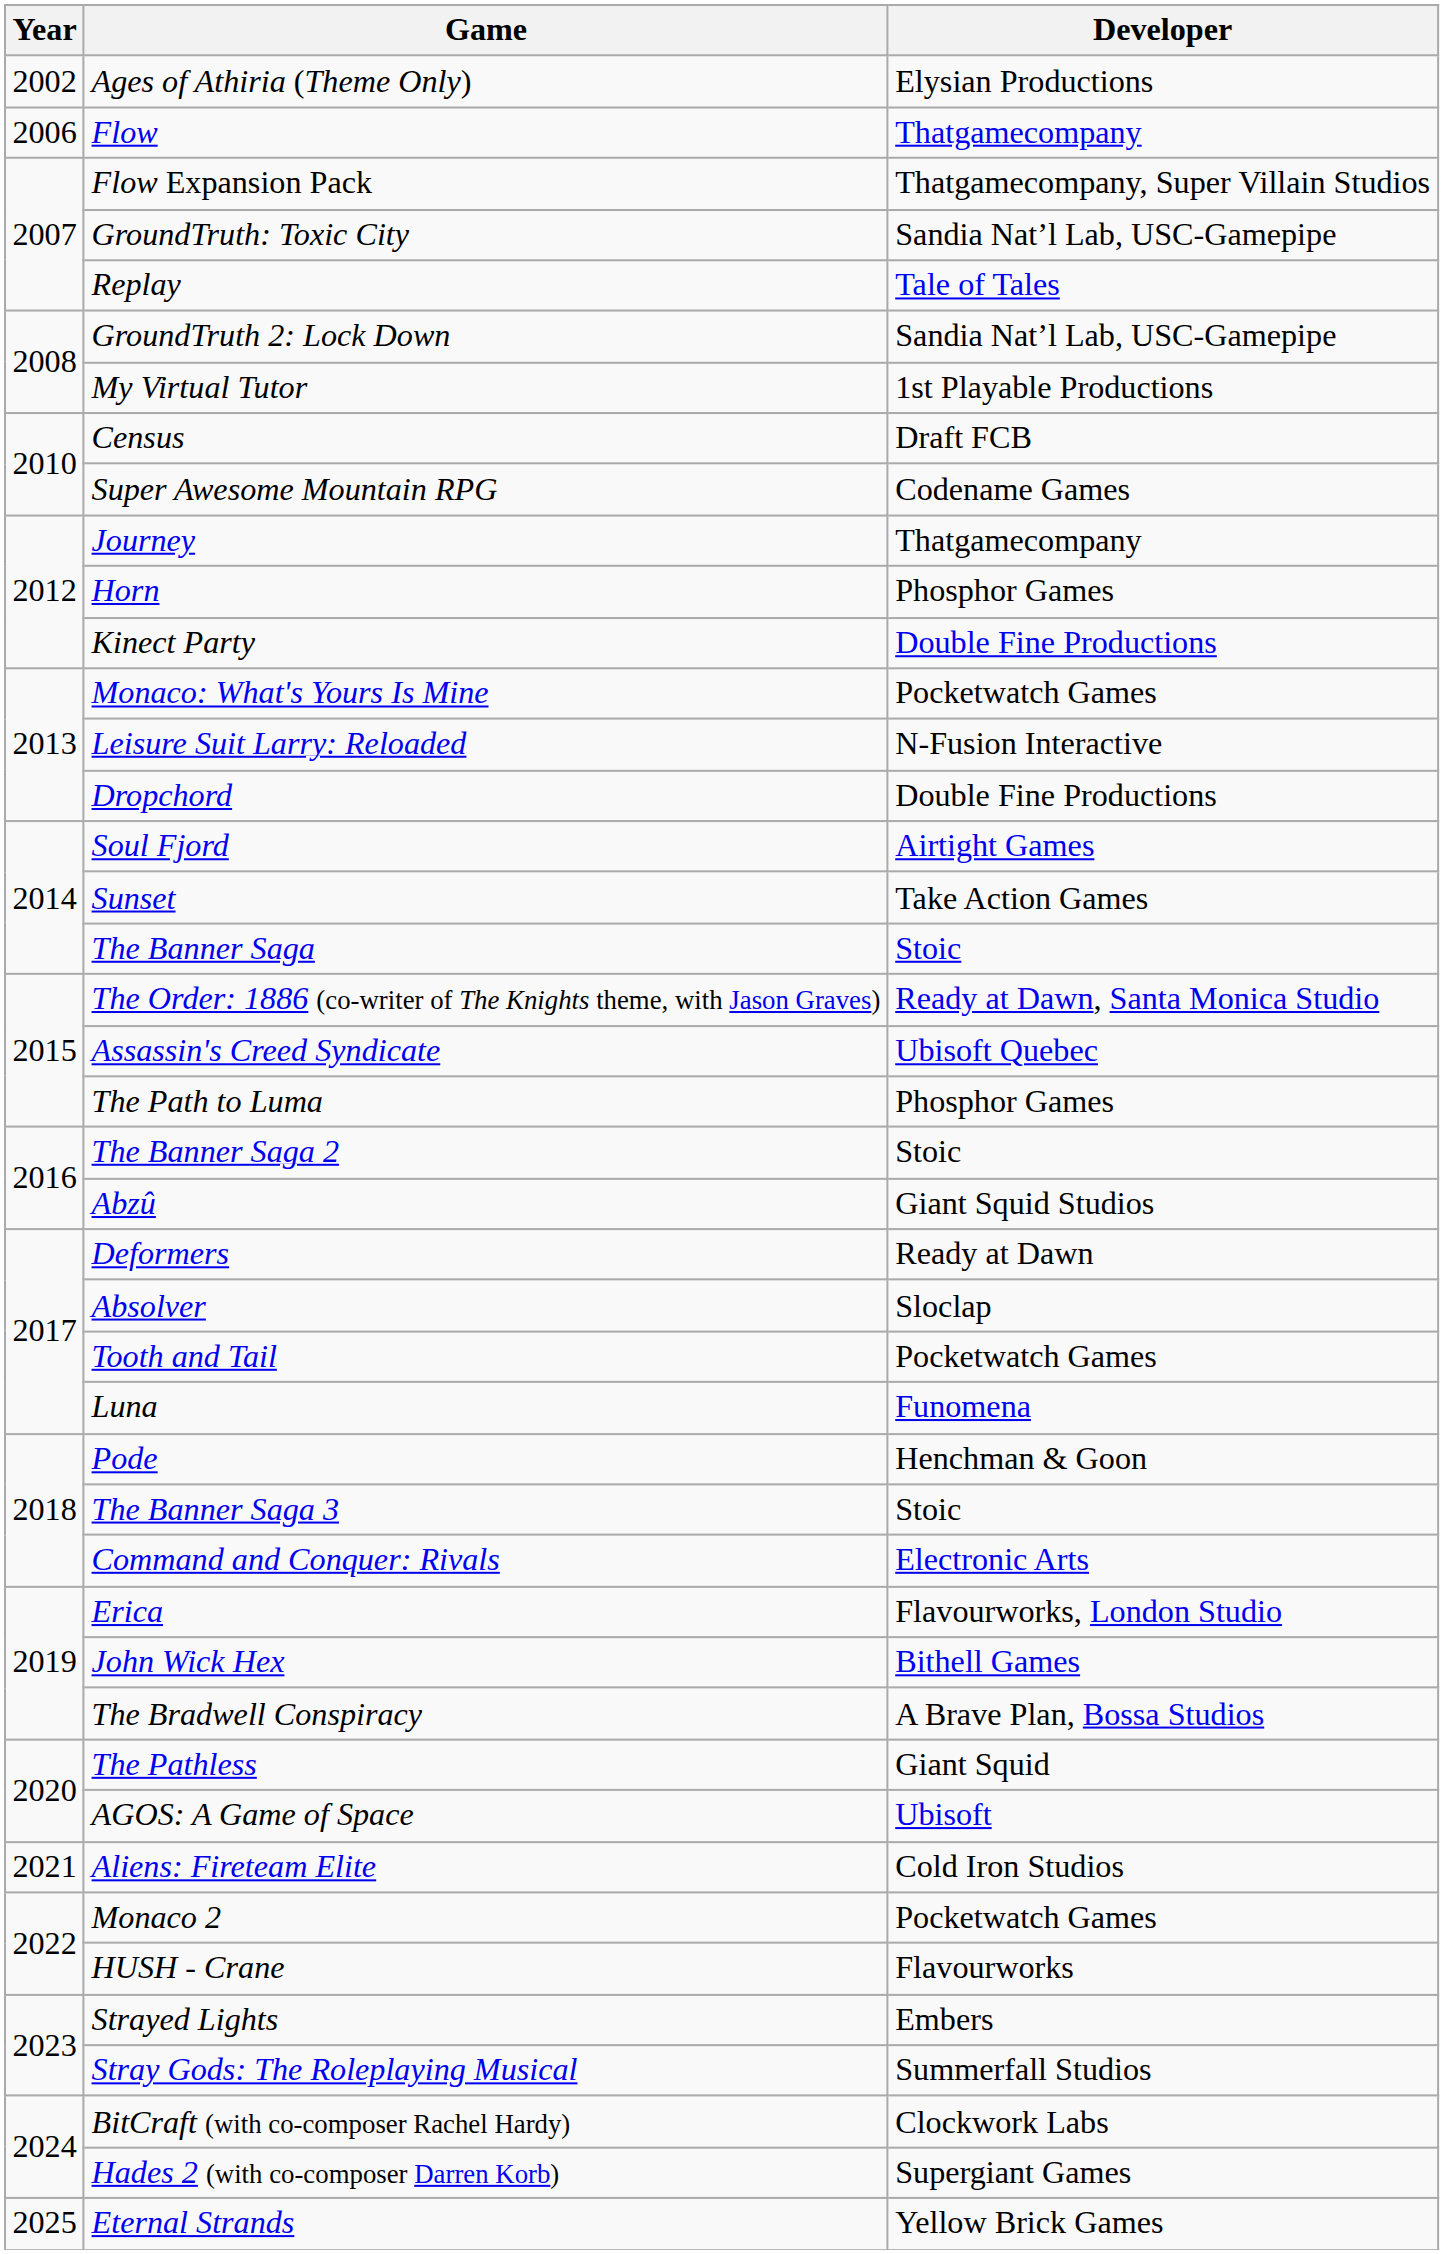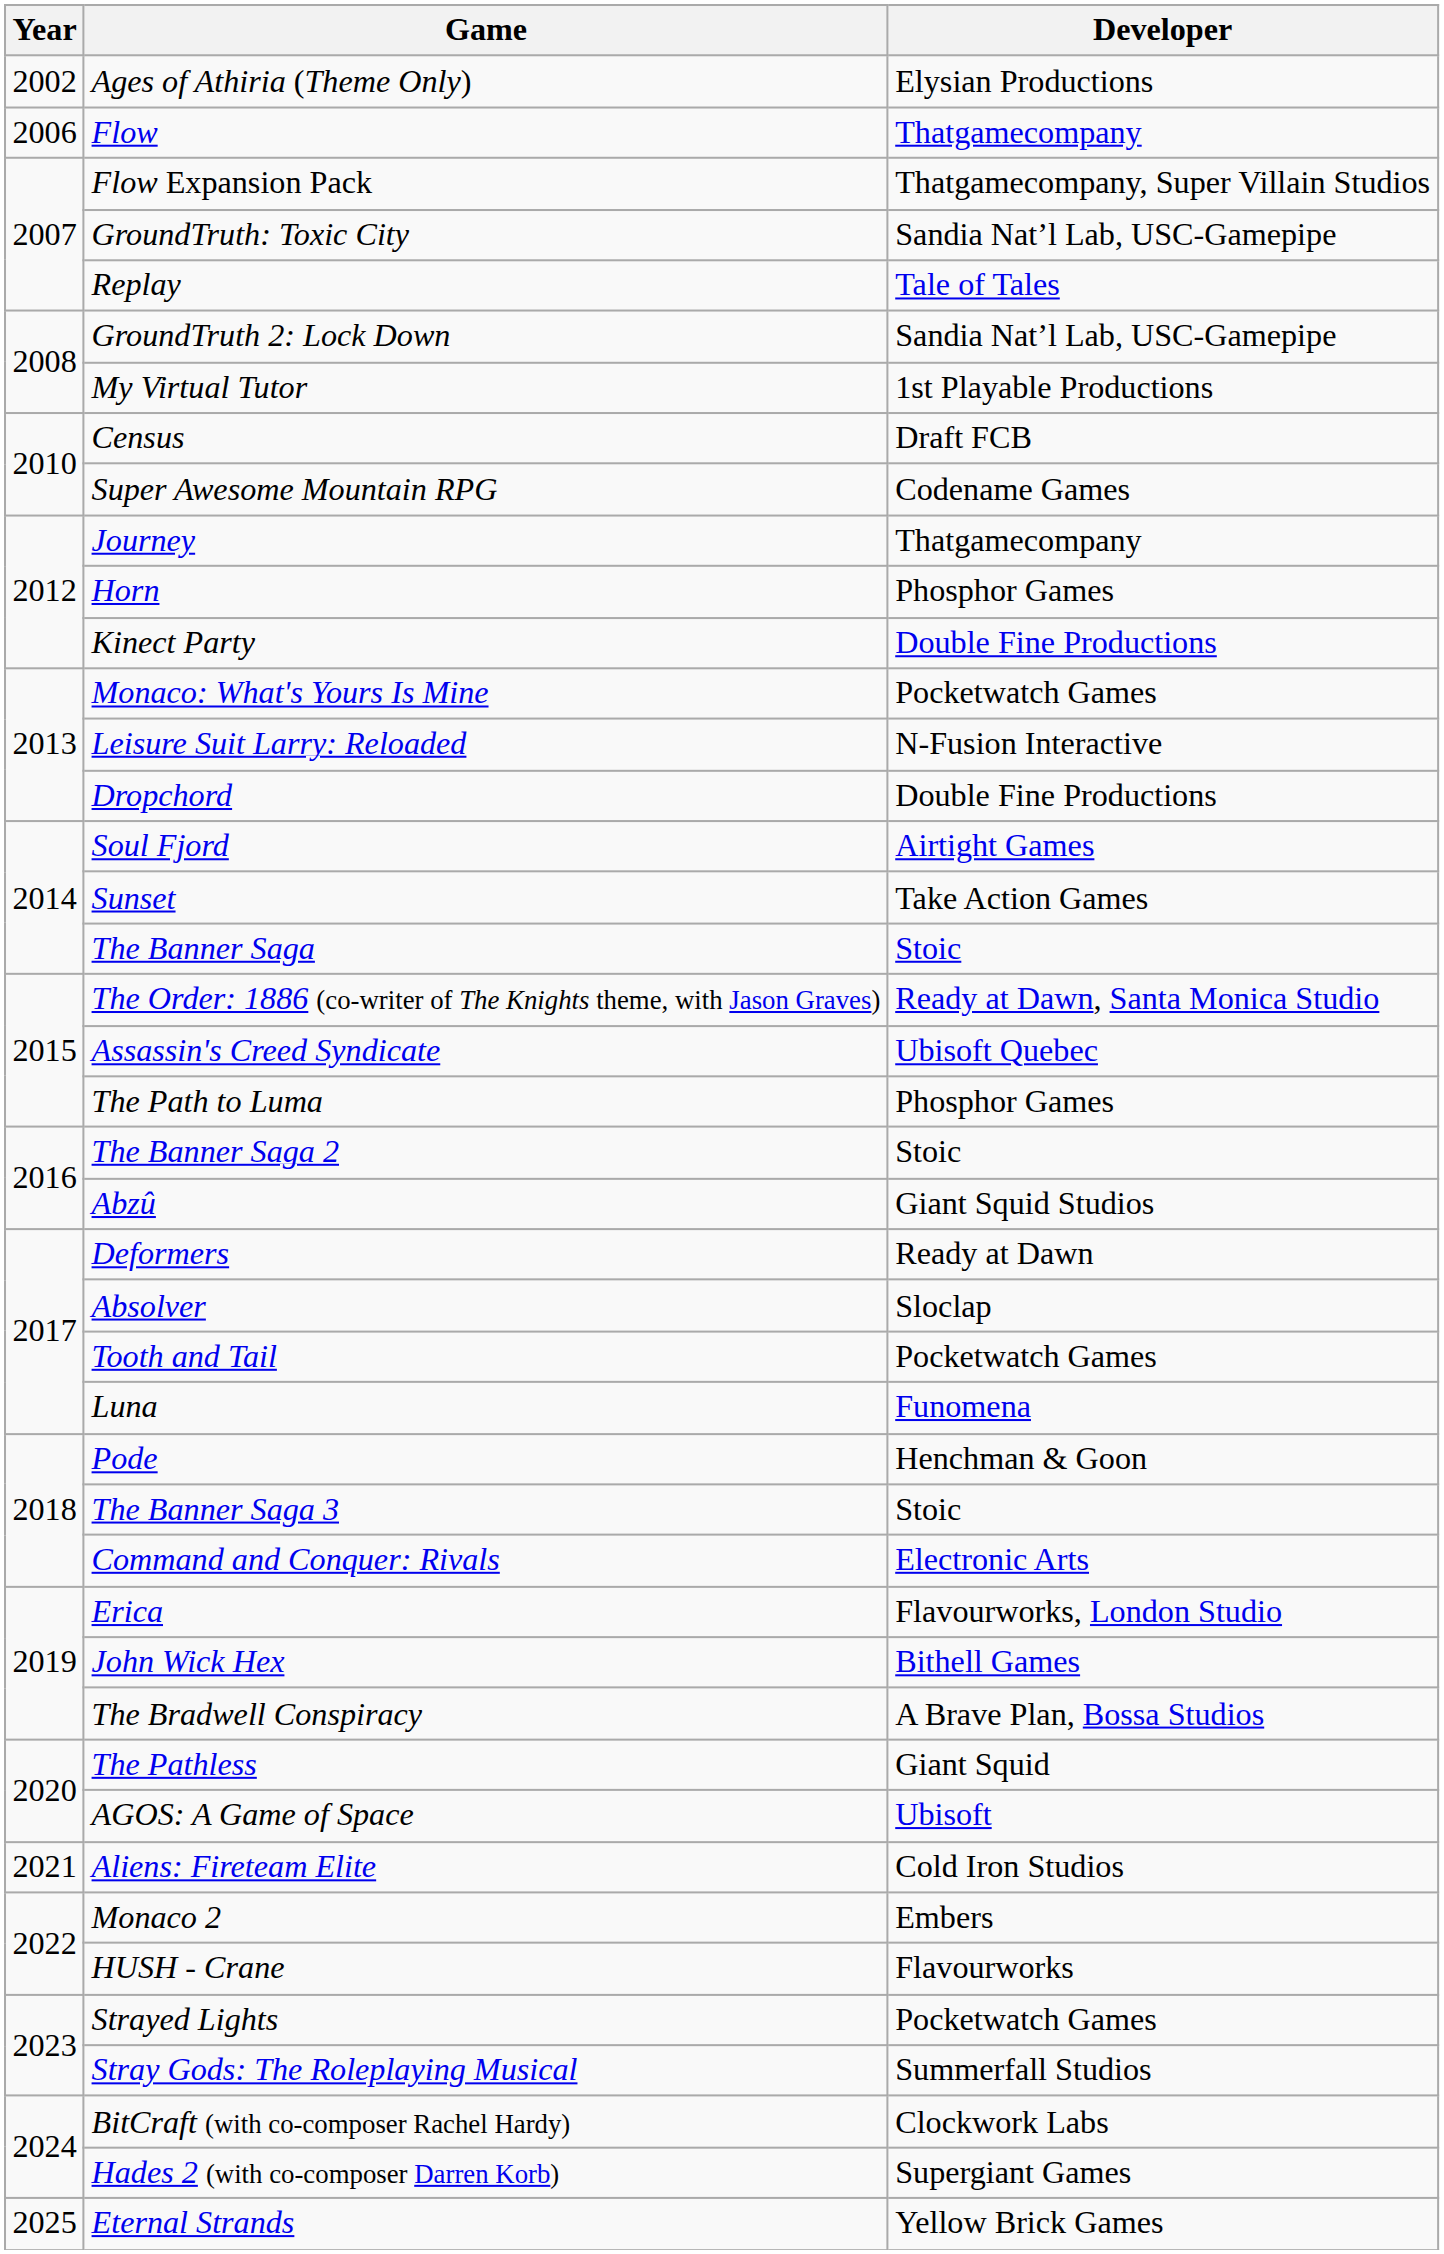(1026, 1917) Pocketwatch Games -> (944, 1917) Embers
(944, 2019) Embers -> (1026, 2019) Pocketwatch Games
